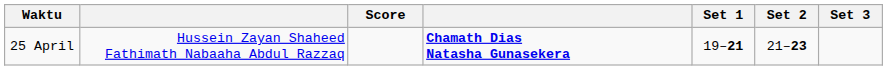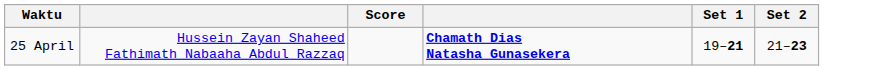- column: (850, 15)
